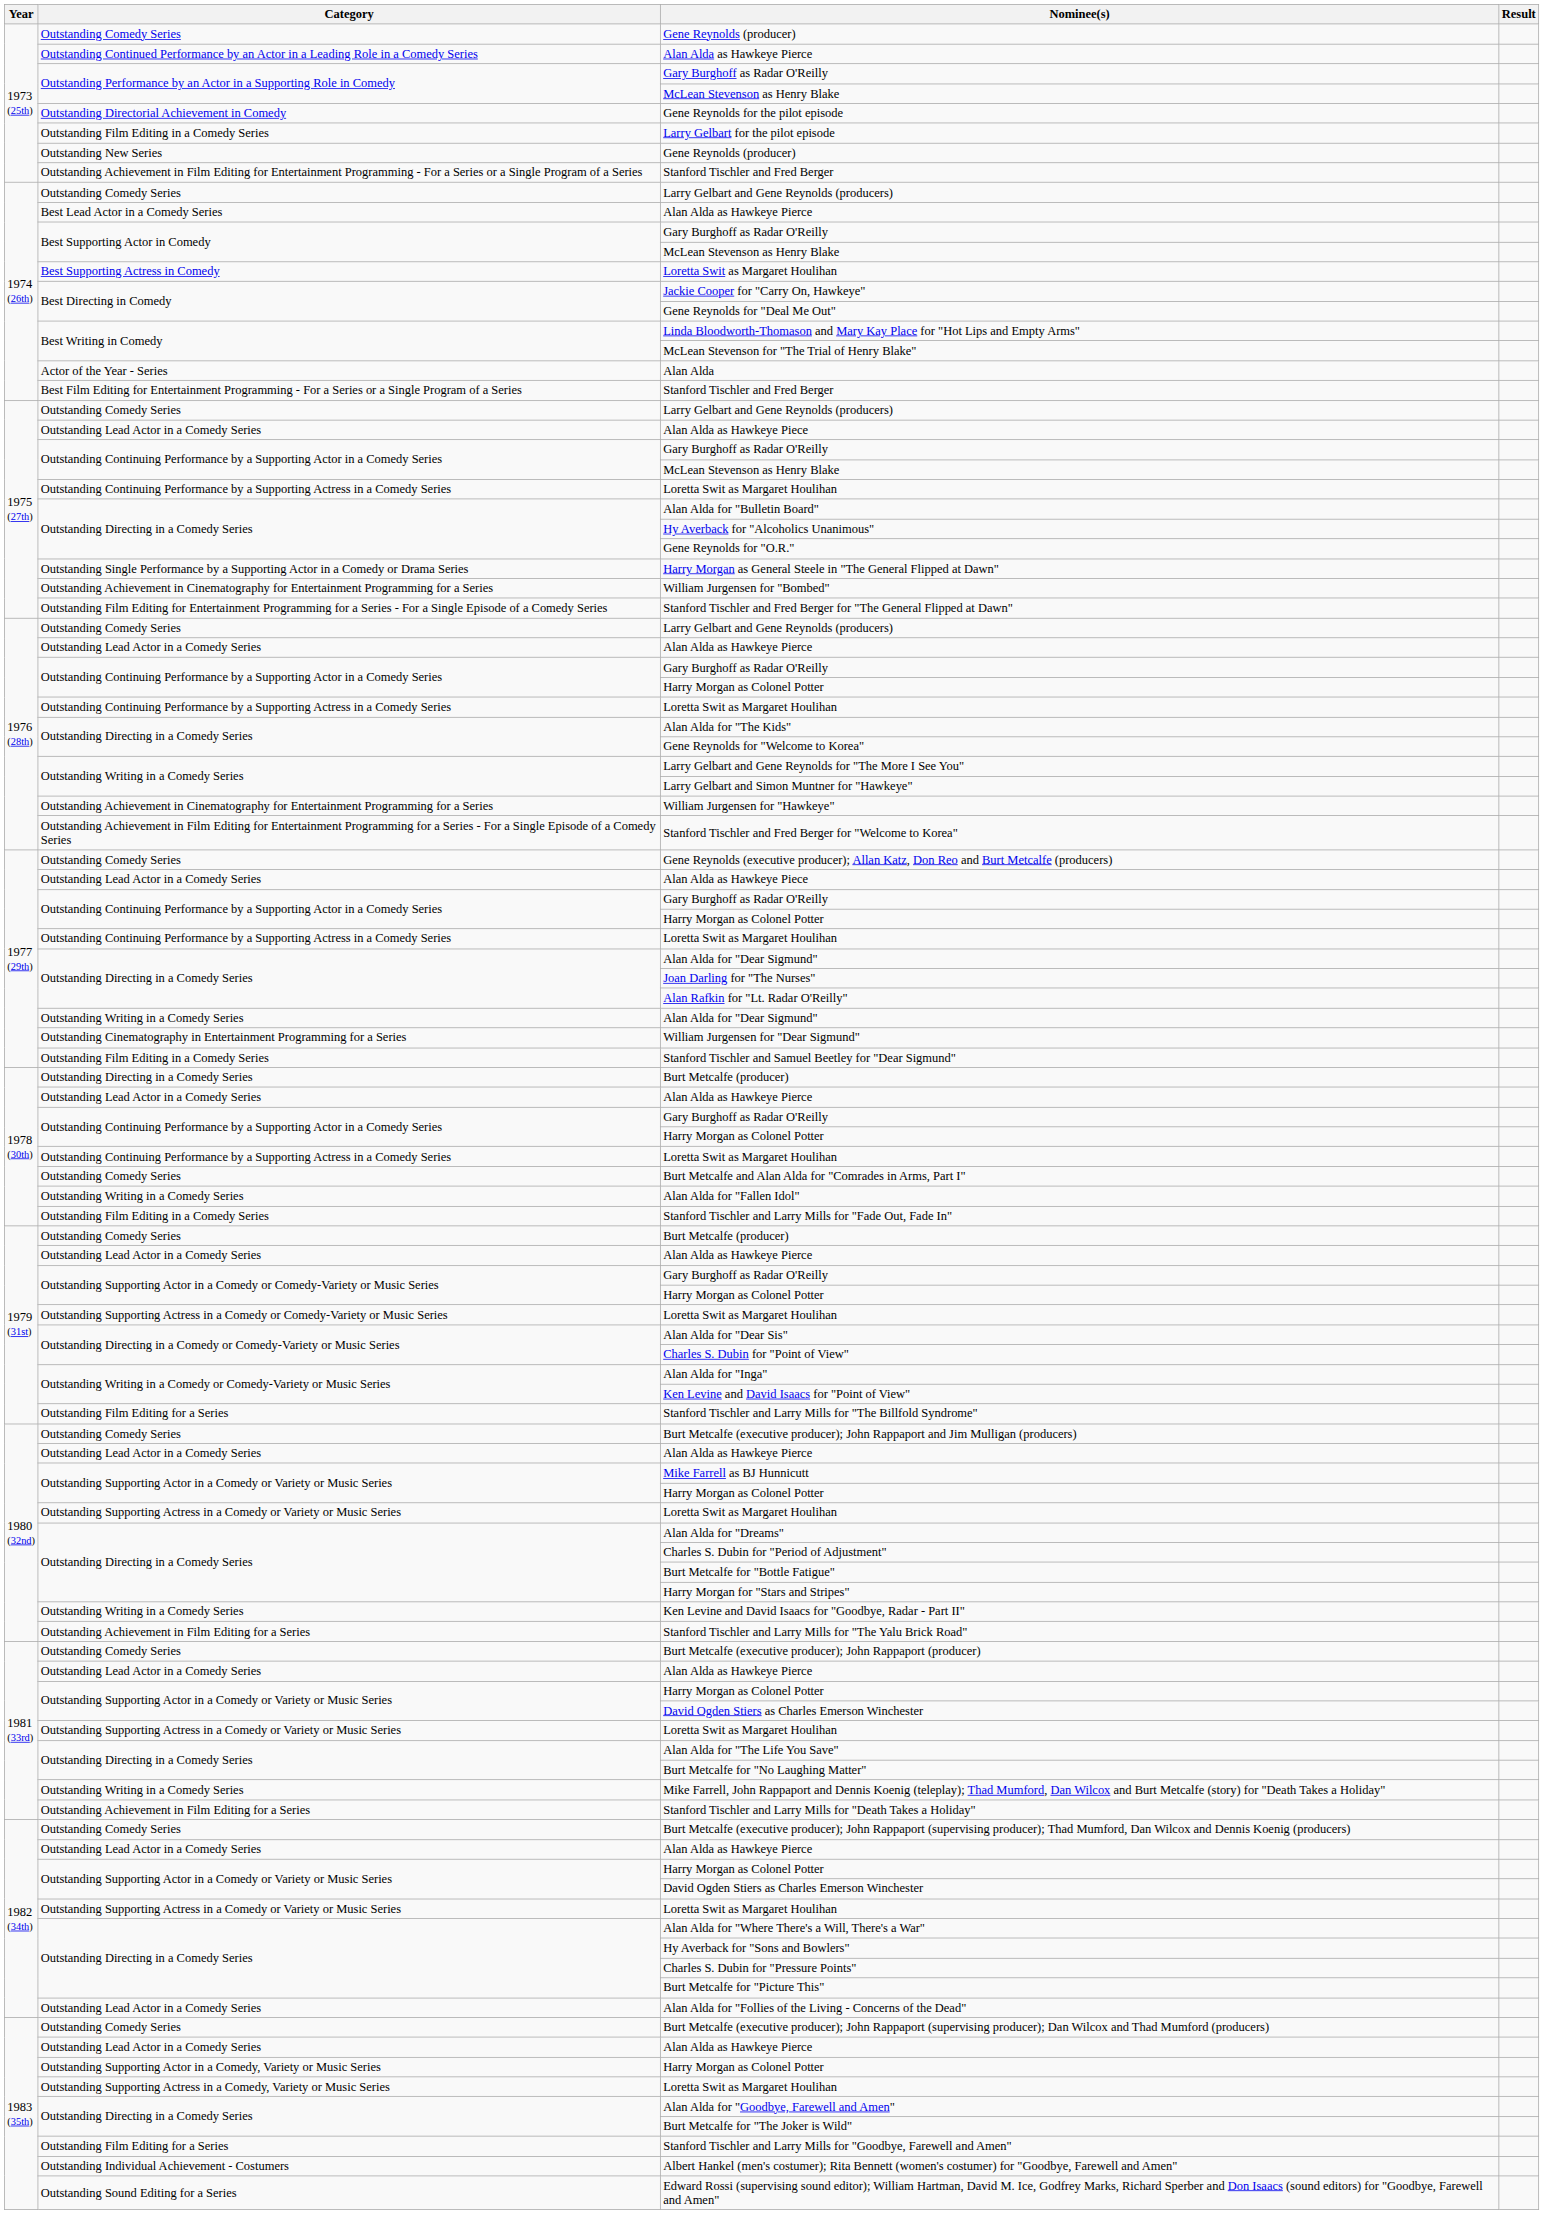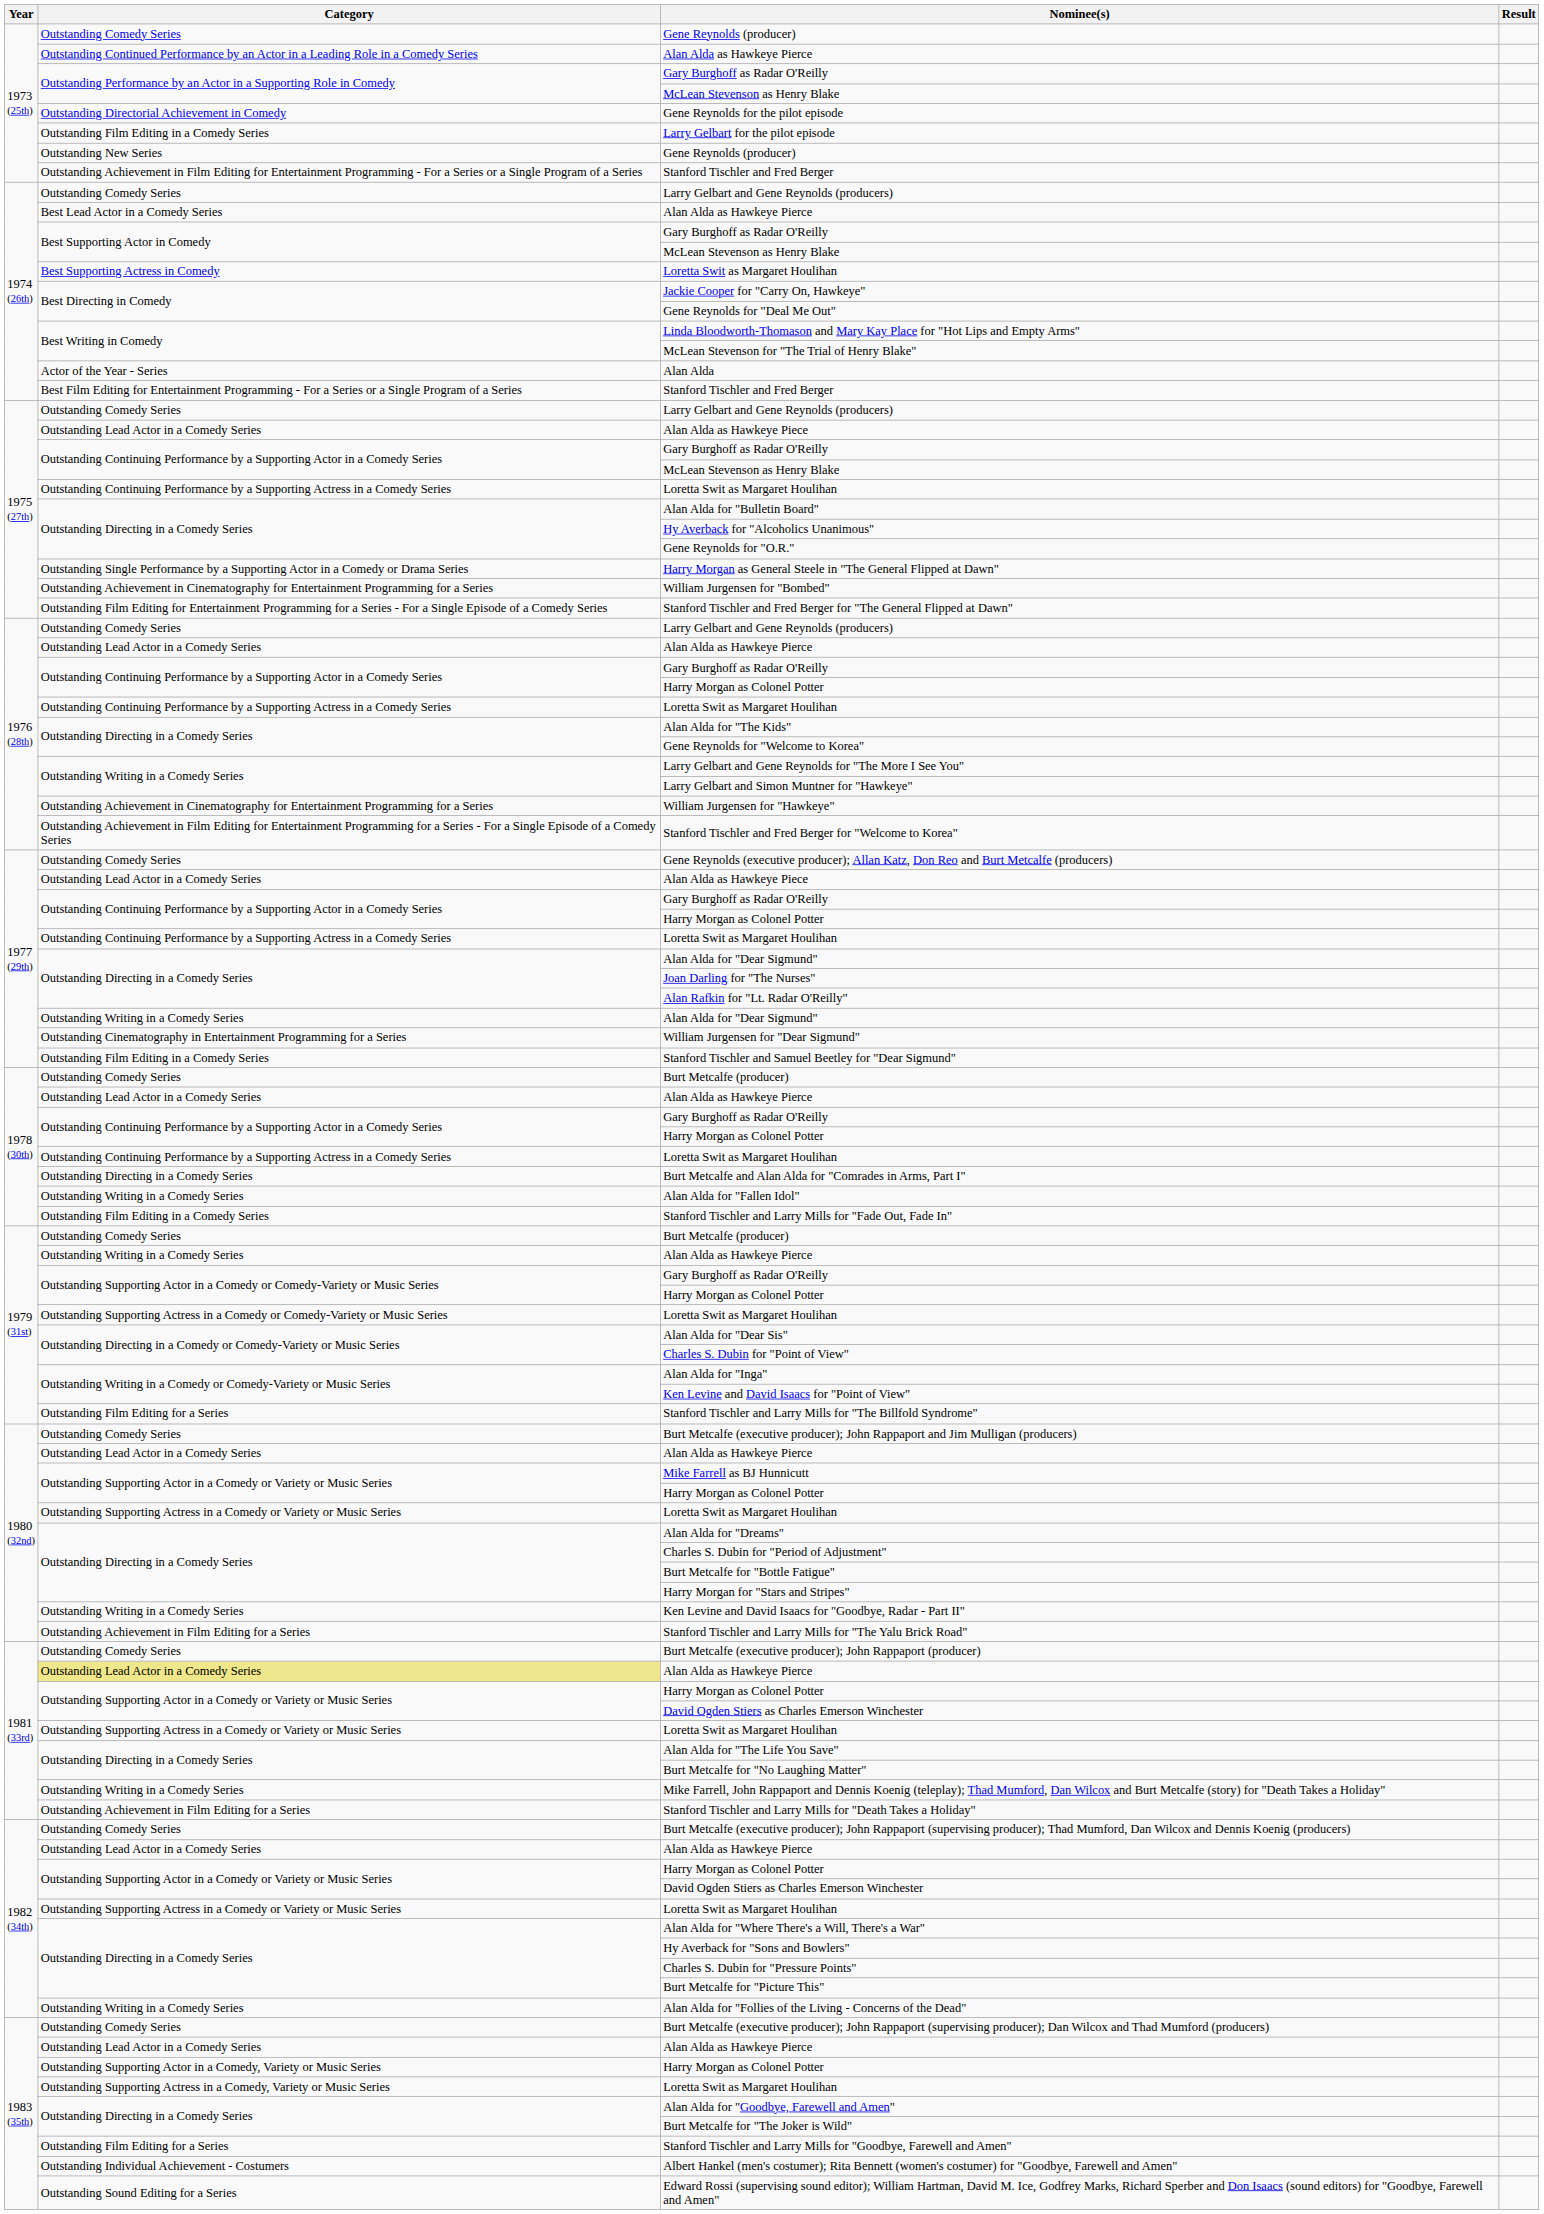(147, 1077) Outstanding Directing in a Comedy Series -> (111, 1077) Outstanding Comedy Series
(111, 1176) Outstanding Comedy Series -> (147, 1176) Outstanding Directing in a Comedy Series
(151, 1255) Outstanding Lead Actor in a Comedy Series -> (142, 1255) Outstanding Writing in a Comedy Series
(151, 1671) no background -> (151, 1671) khaki background
(151, 2007) Outstanding Lead Actor in a Comedy Series -> (142, 2007) Outstanding Writing in a Comedy Series
